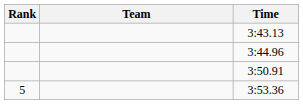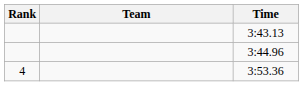- row: (266, 71)
(22, 90) 5 -> (22, 71) 4
